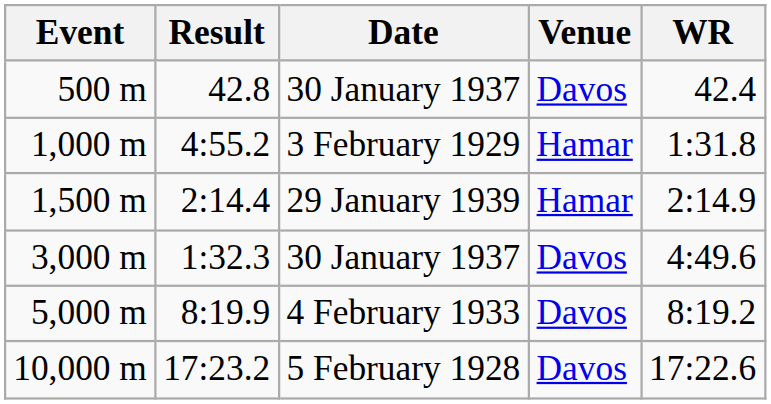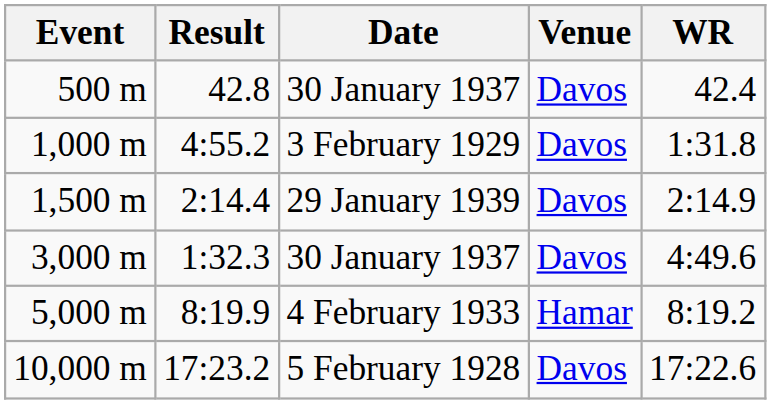(585, 144) Hamar -> (582, 144) Davos
(585, 200) Hamar -> (582, 200) Davos
(582, 312) Davos -> (585, 312) Hamar
